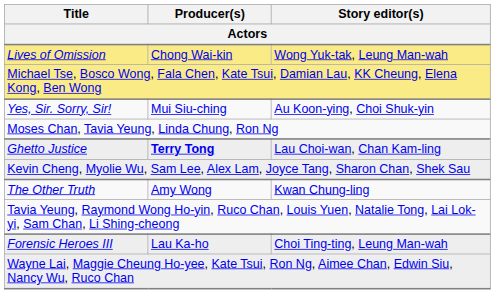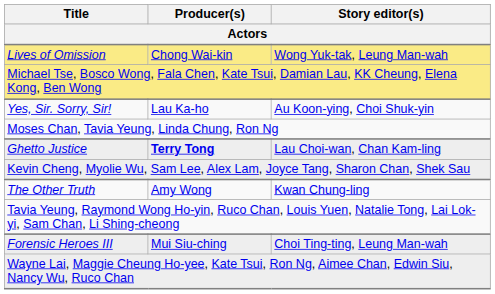(189, 109) Mui Siu-ching -> (180, 109) Lau Ka-ho
(180, 244) Lau Ka-ho -> (189, 244) Mui Siu-ching
